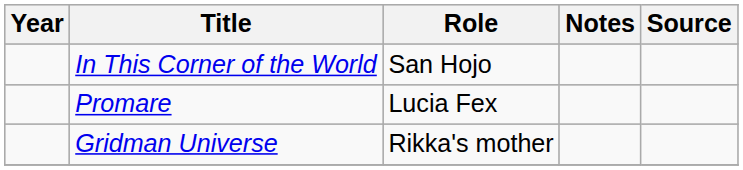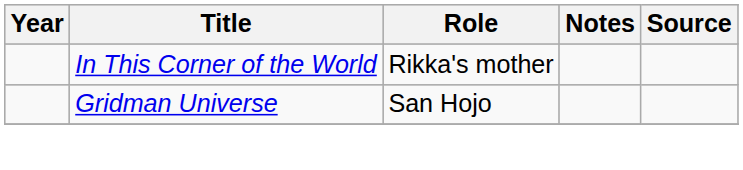(440, 64) San Hojo -> (471, 64) Rikka's mother
- row: (123, 104)
(471, 143) Rikka's mother -> (440, 104) San Hojo
